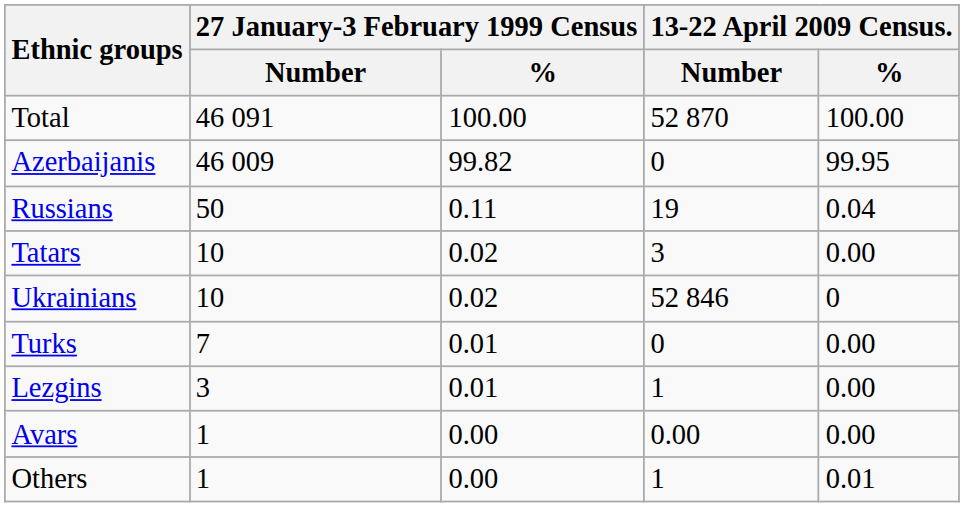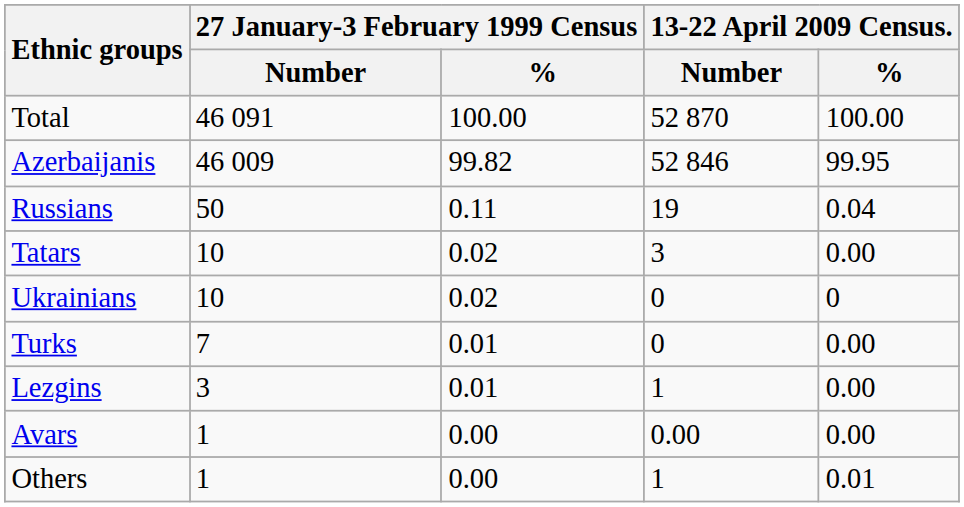(658, 162) 0 -> (690, 162) 52 846
(690, 298) 52 846 -> (658, 298) 0
